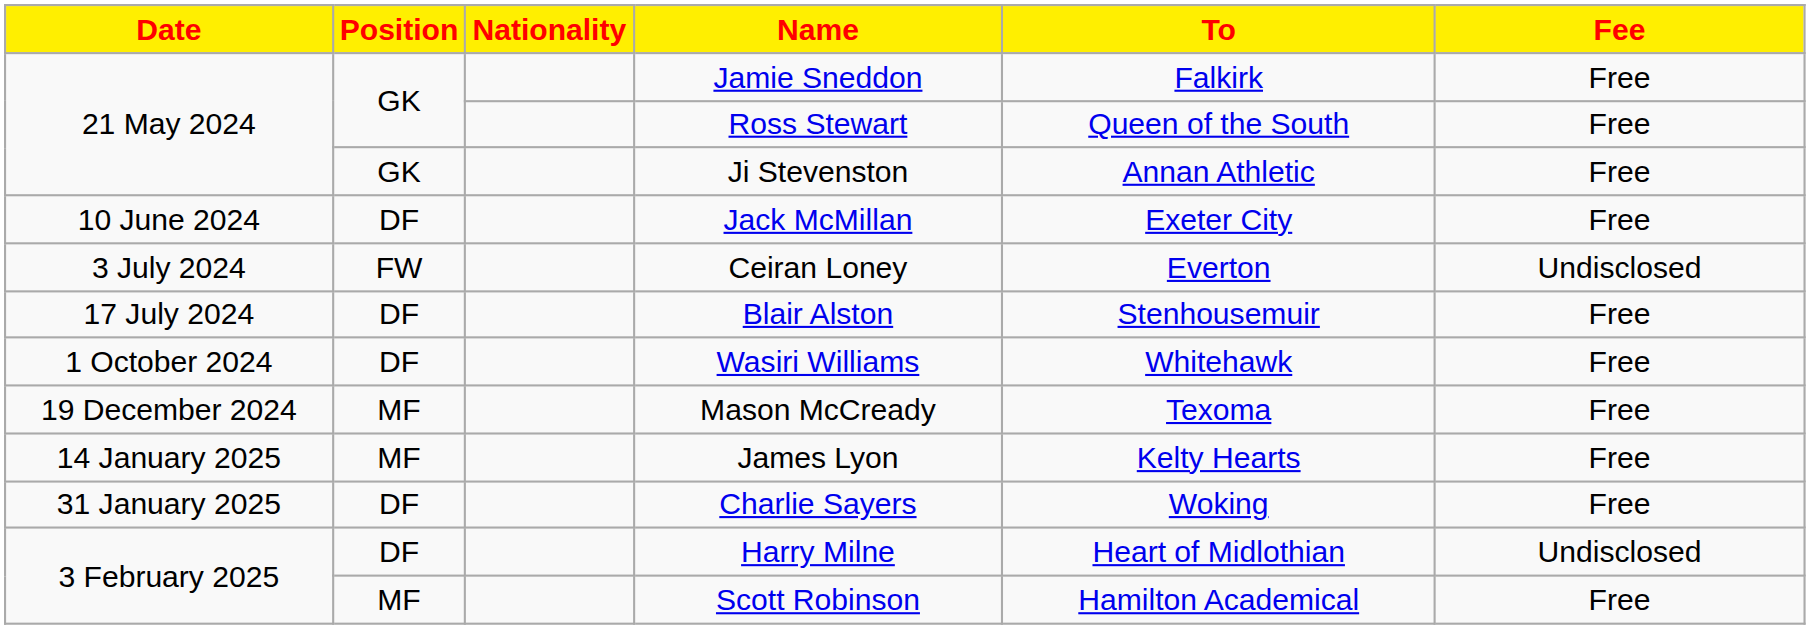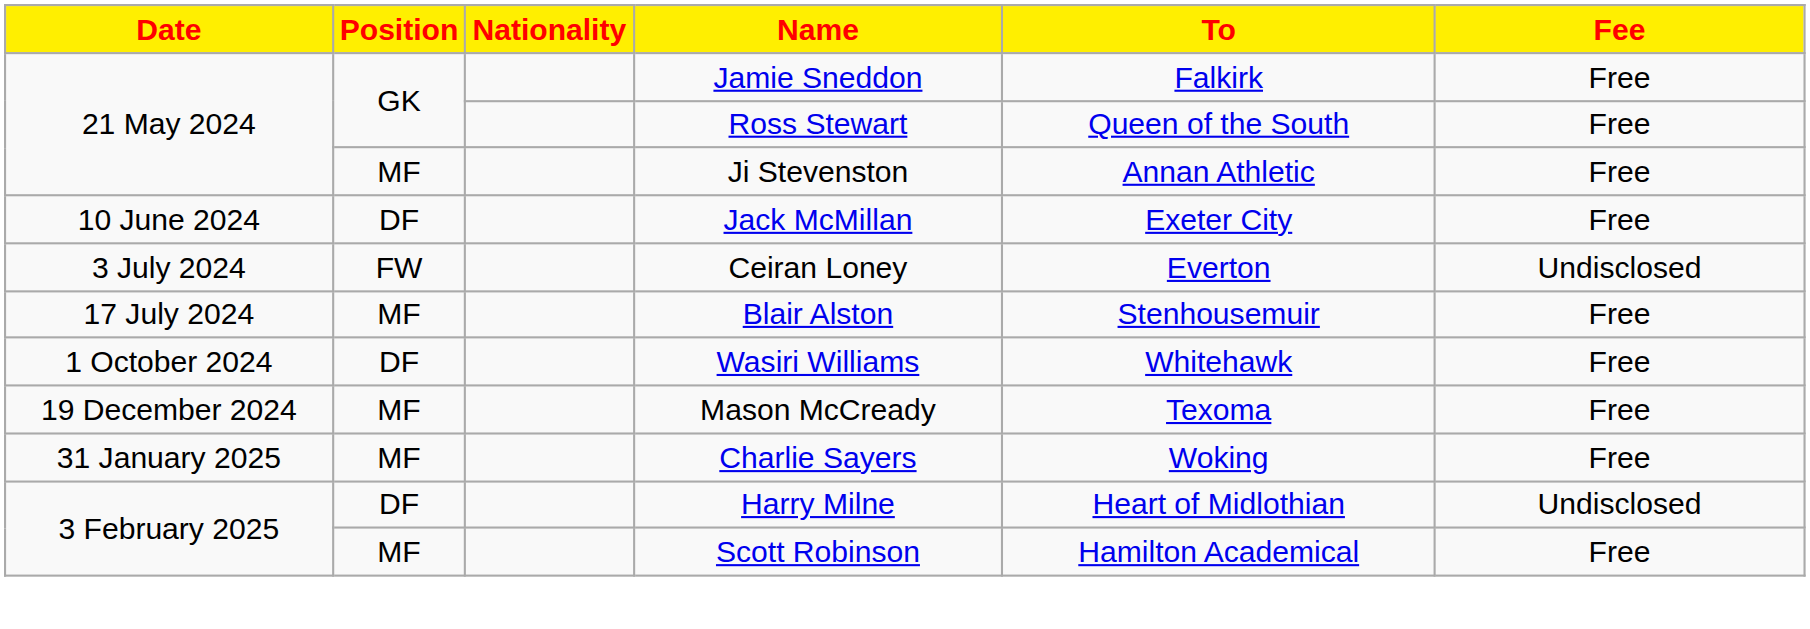(399, 172) GK -> (399, 172) MF
(399, 314) DF -> (399, 314) MF
- row: (818, 457)
(399, 505) DF -> (399, 457) MF
